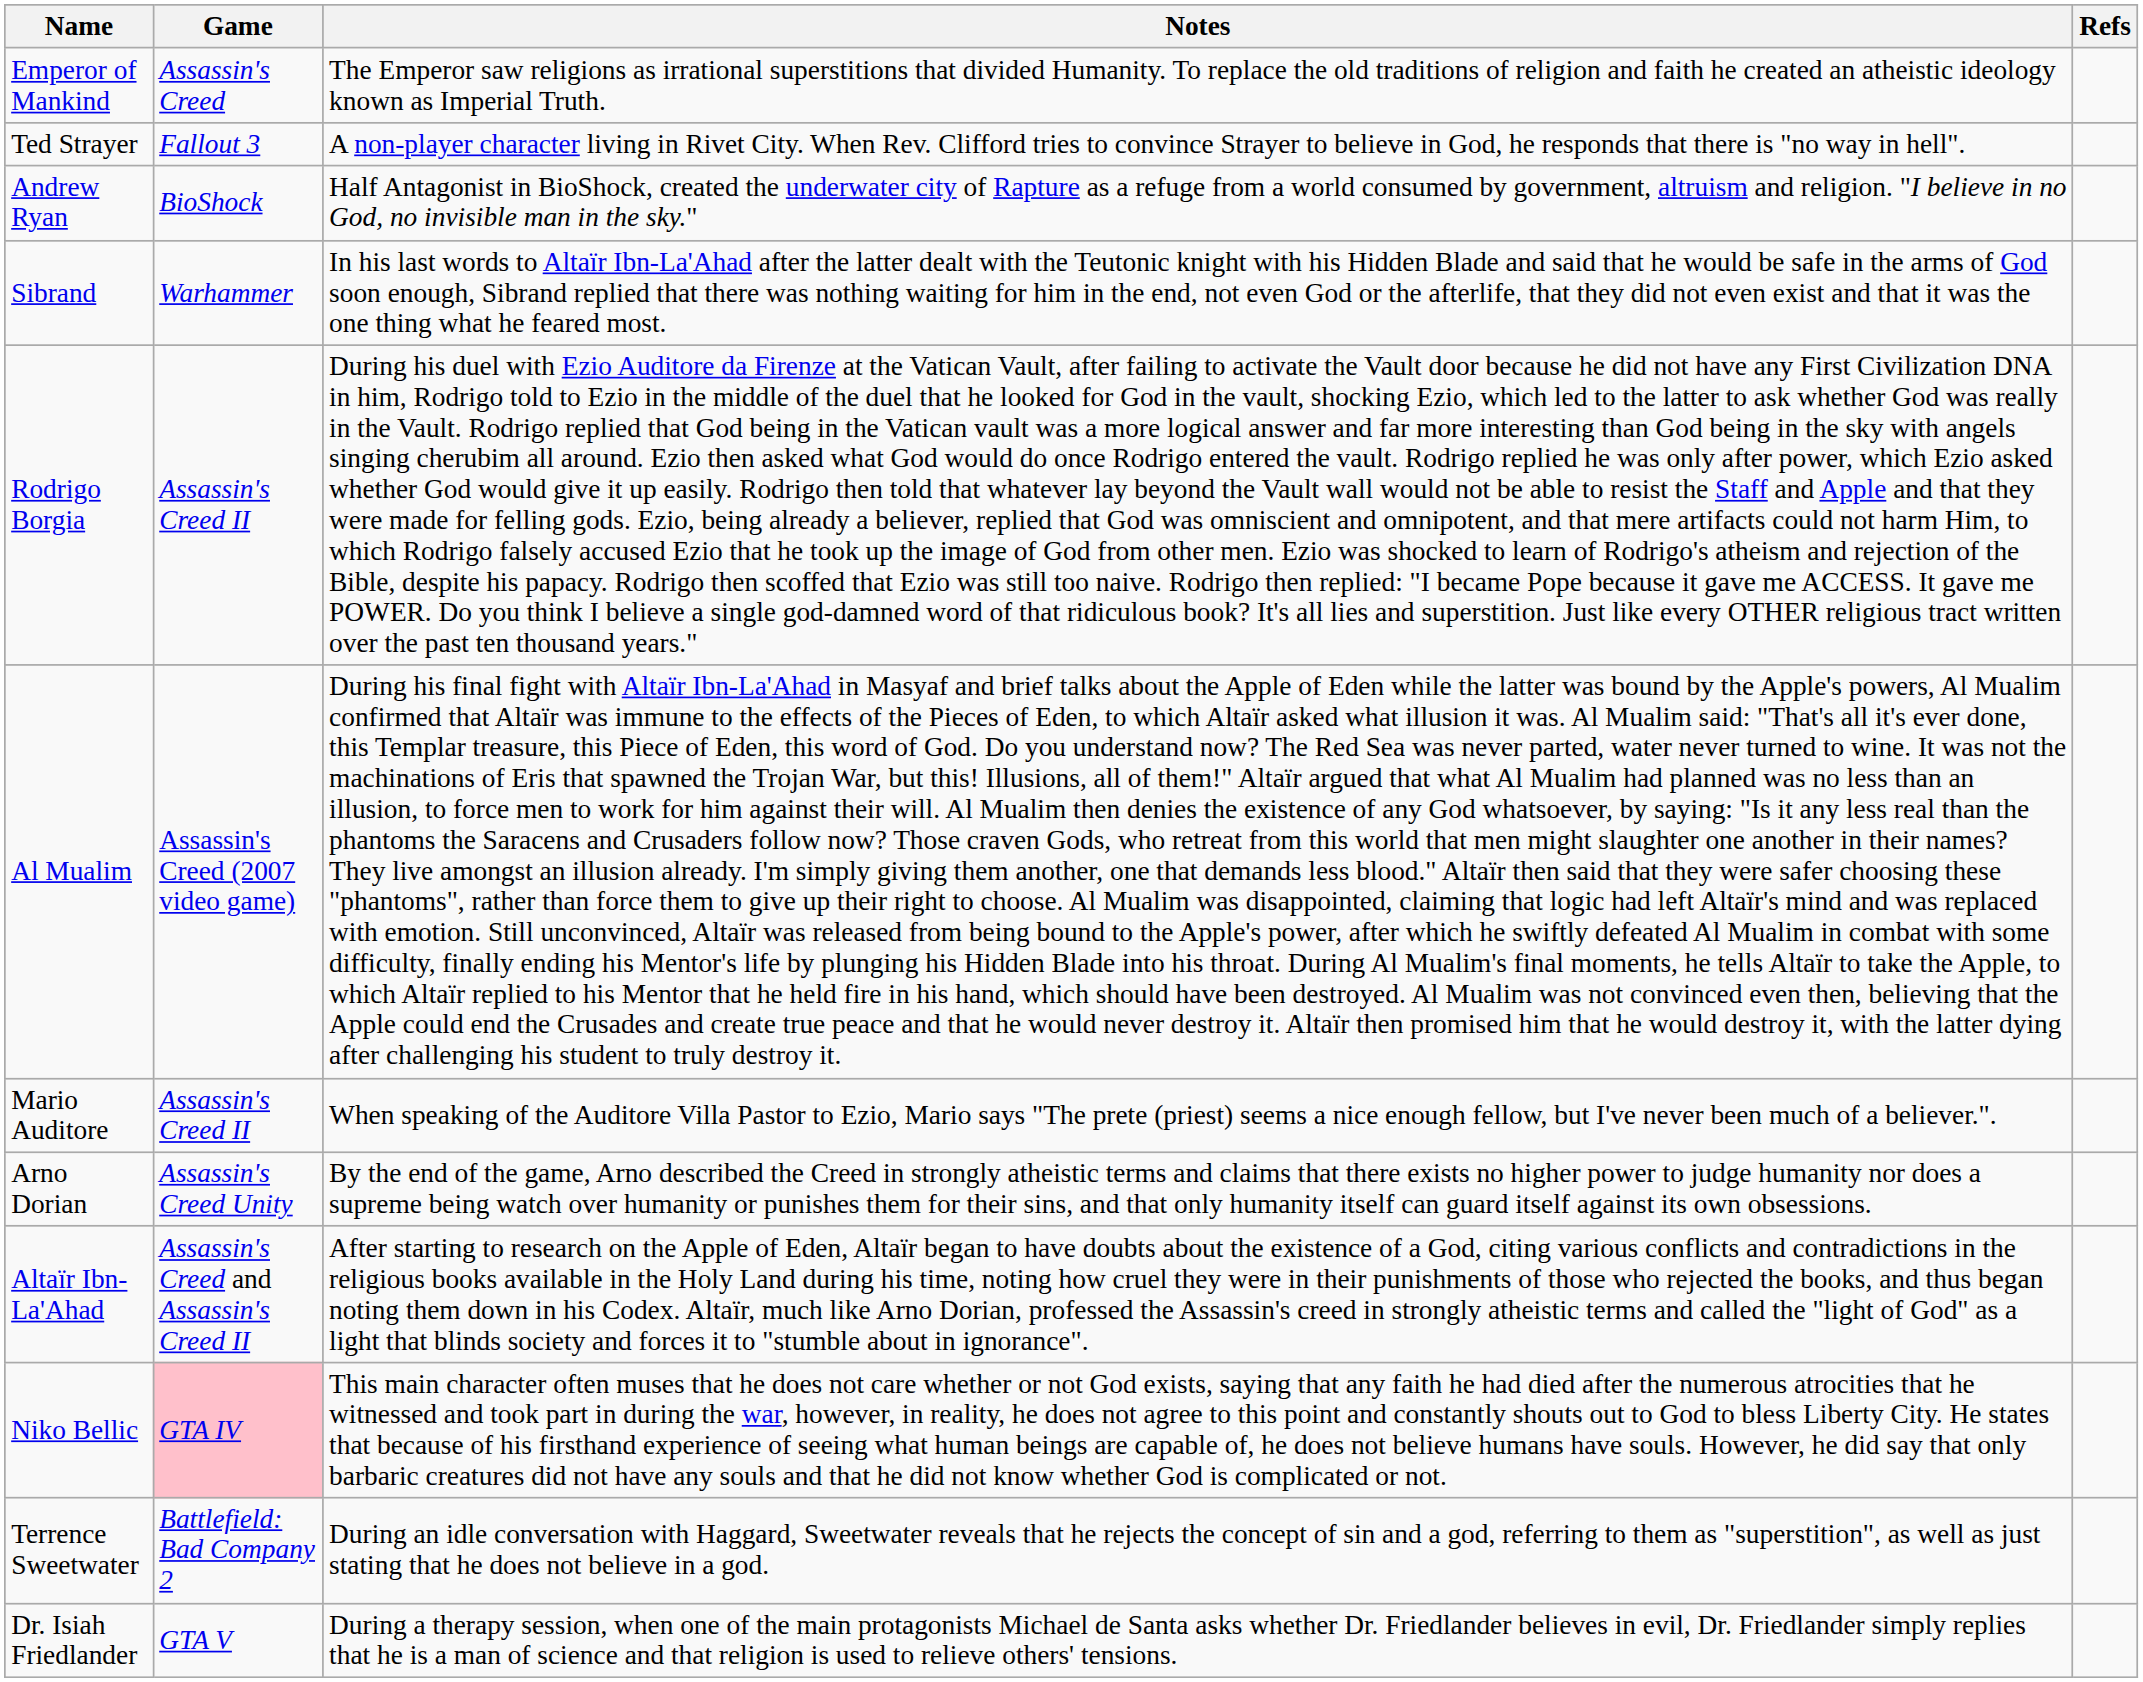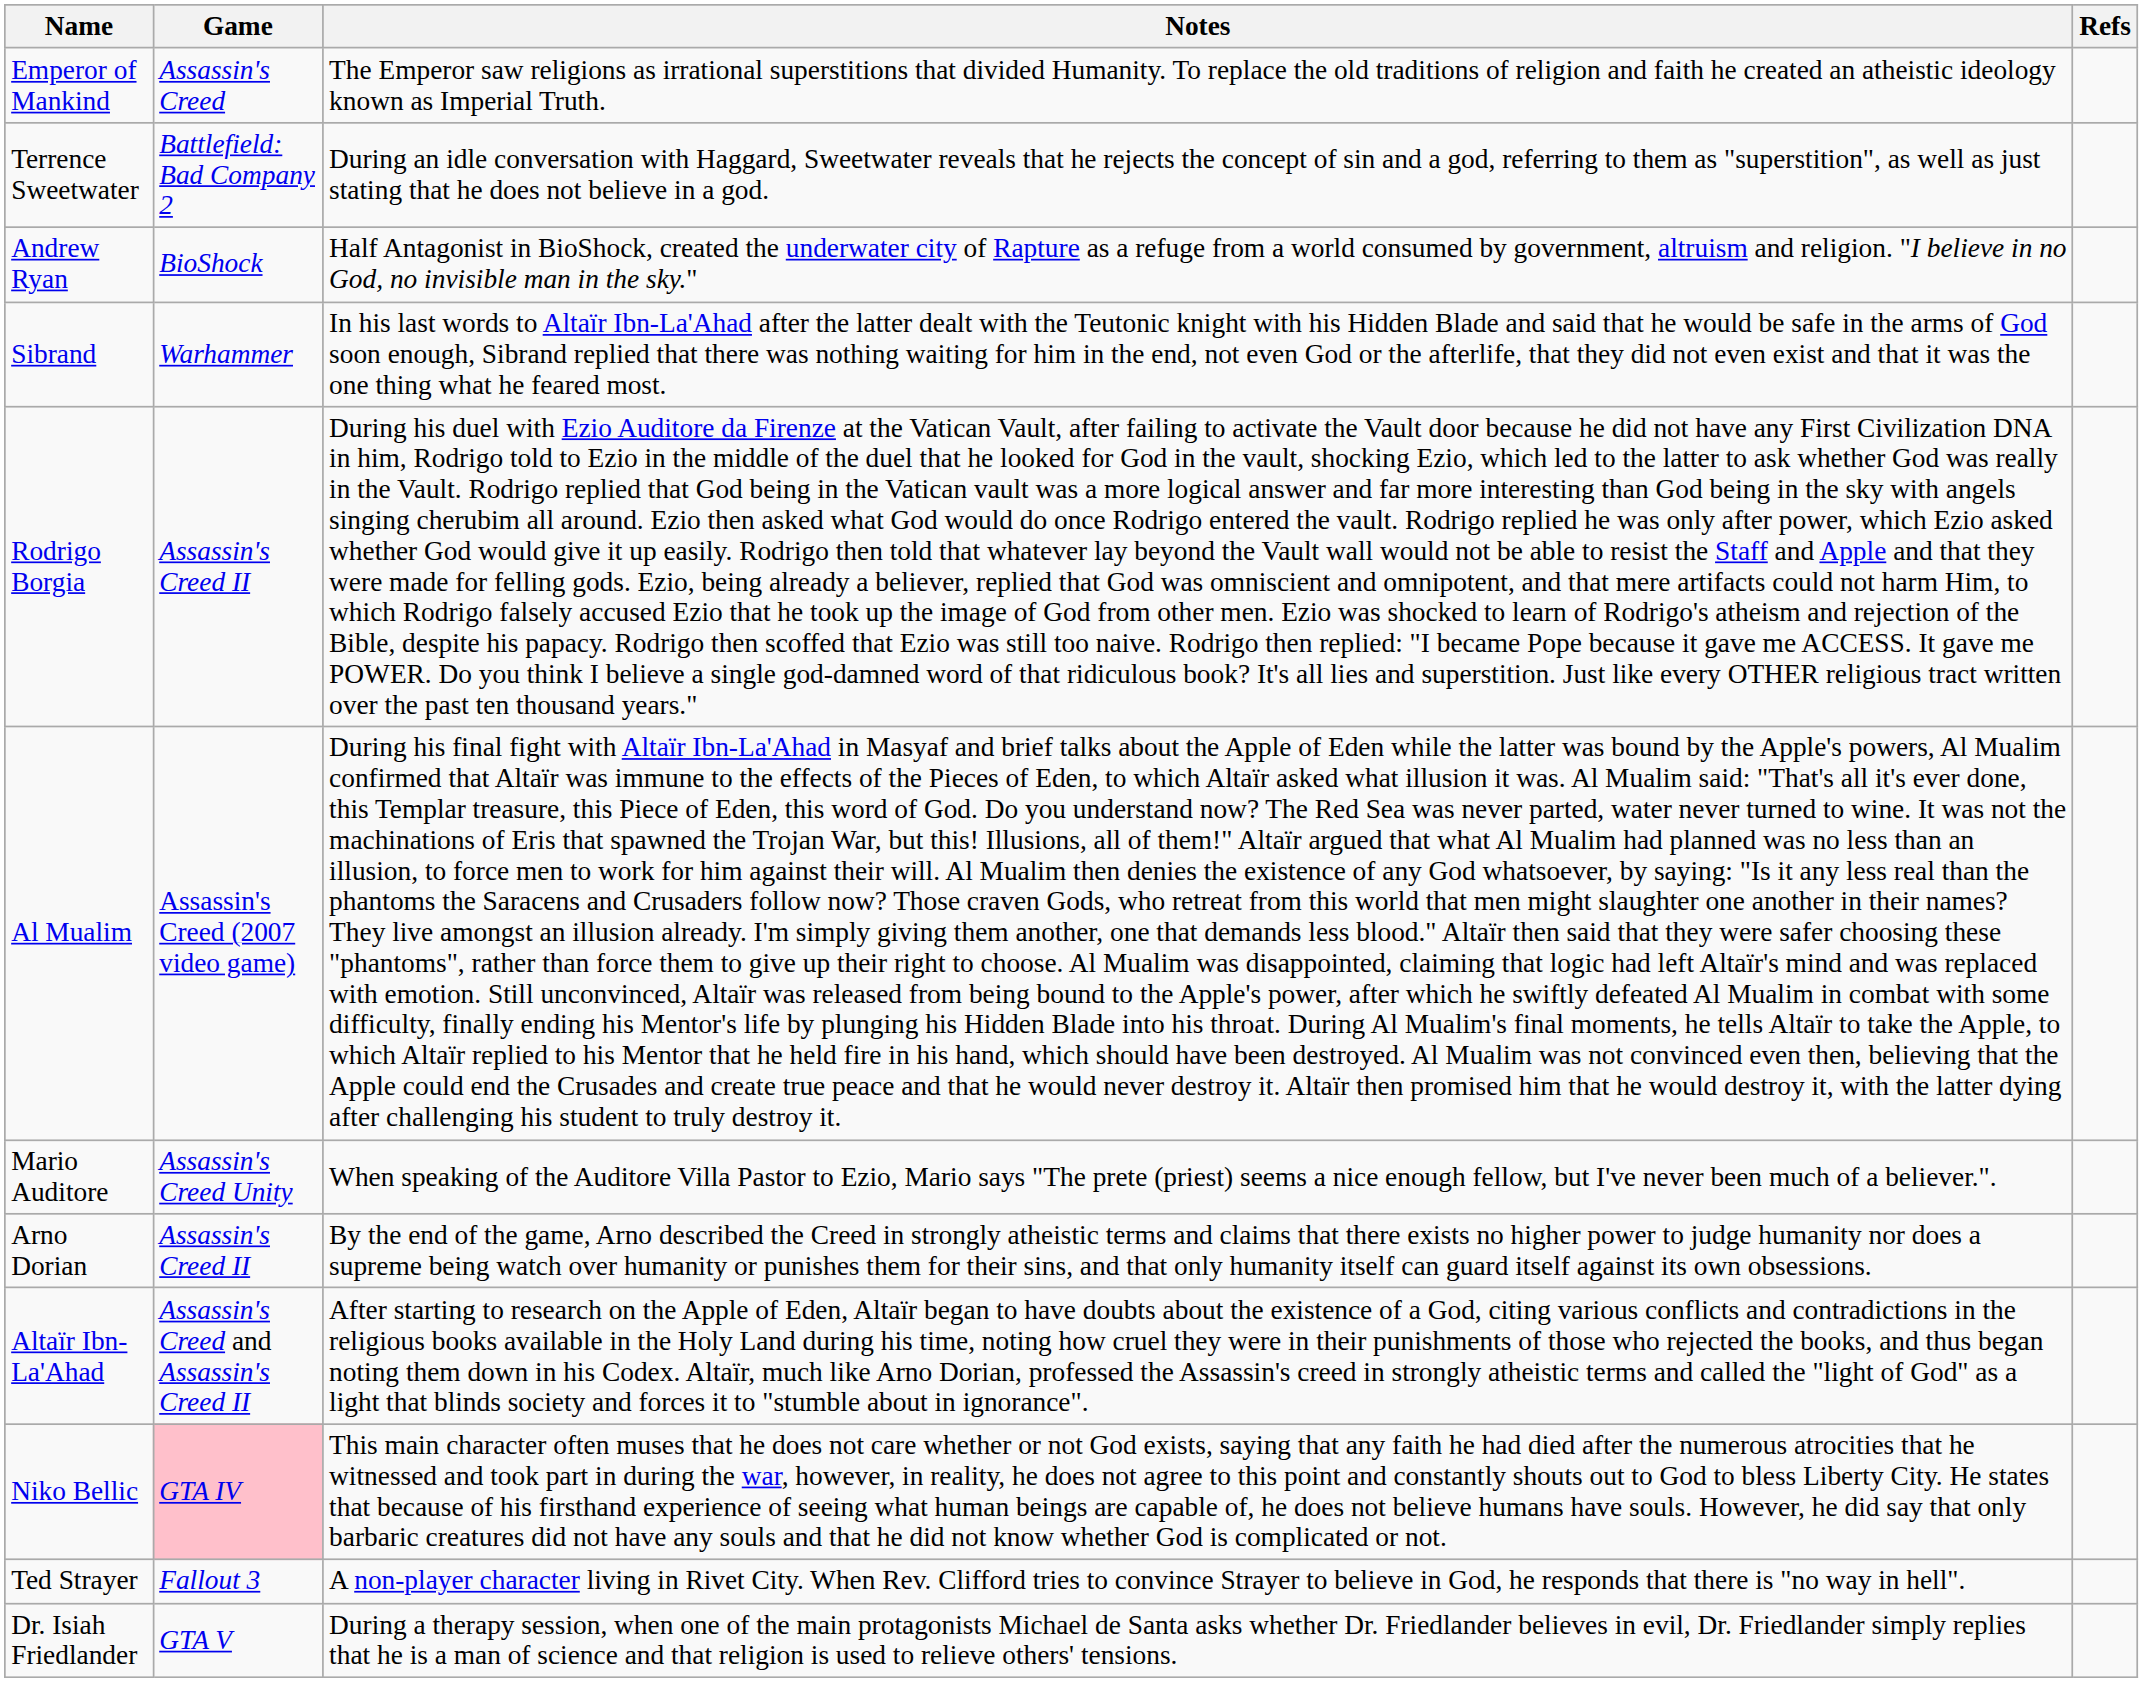rows swapped: (74, 143) <-> (75, 1550)
(215, 1114) Assassin's Creed II -> (226, 1176) Assassin's Creed Unity
(226, 1188) Assassin's Creed Unity -> (215, 1250) Assassin's Creed II
